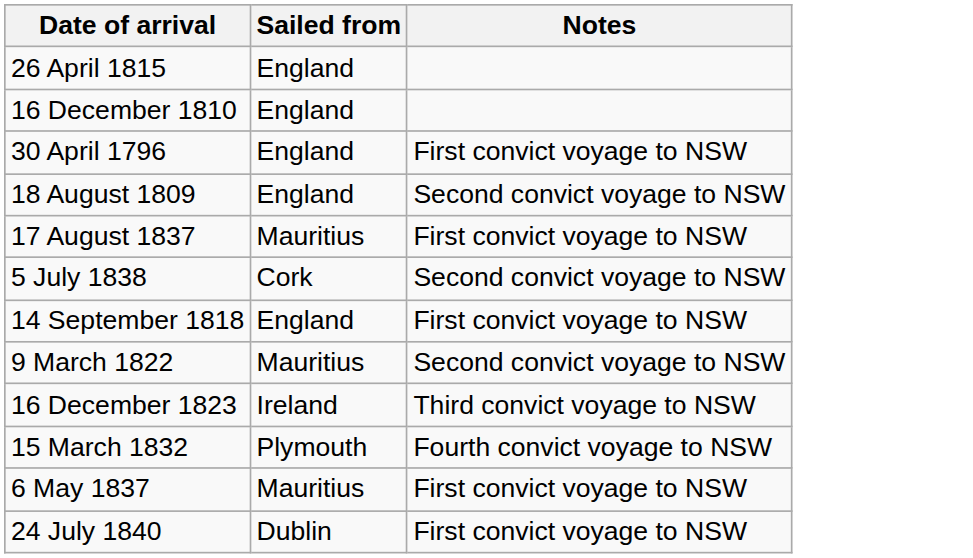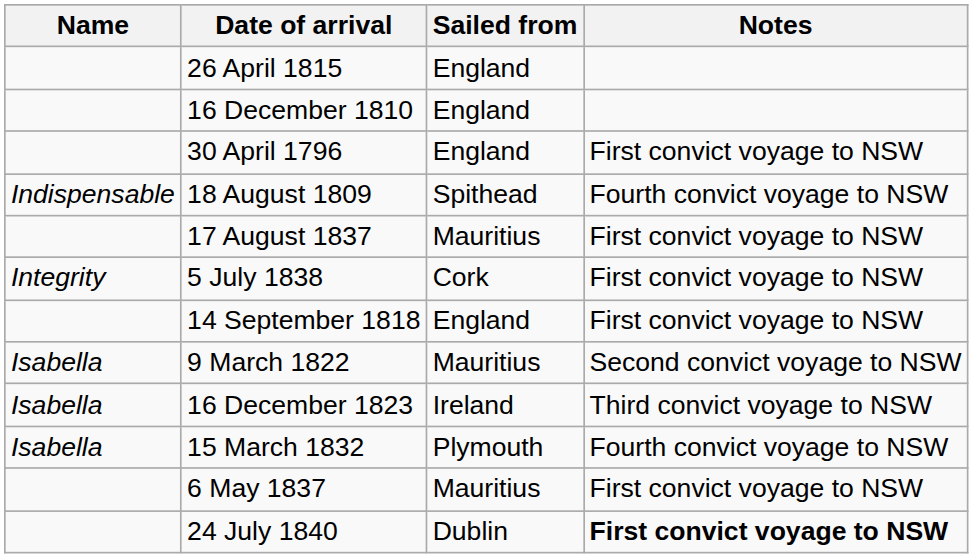+ column: (93, 25)
(305, 194) England -> (485, 194) Spithead
(599, 194) Second convict voyage to NSW -> (769, 194) Fourth convict voyage to NSW
(599, 278) Second convict voyage to NSW -> (756, 278) First convict voyage to NSW
(580, 531) normal -> (769, 531) bold
